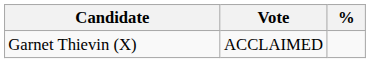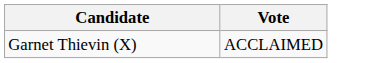- column: (346, 17)
